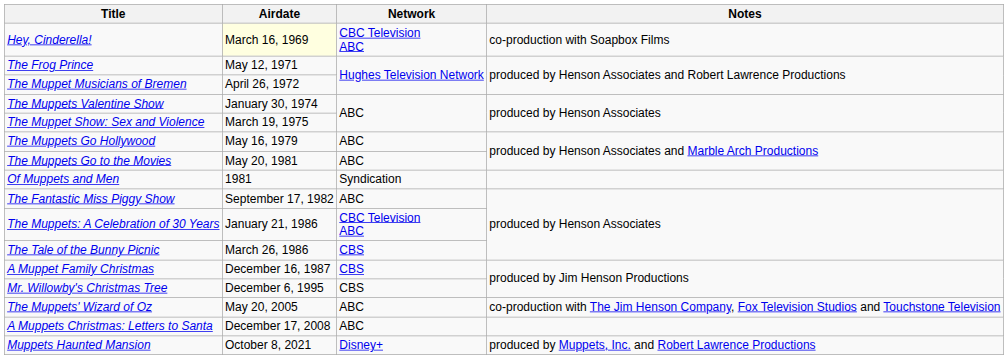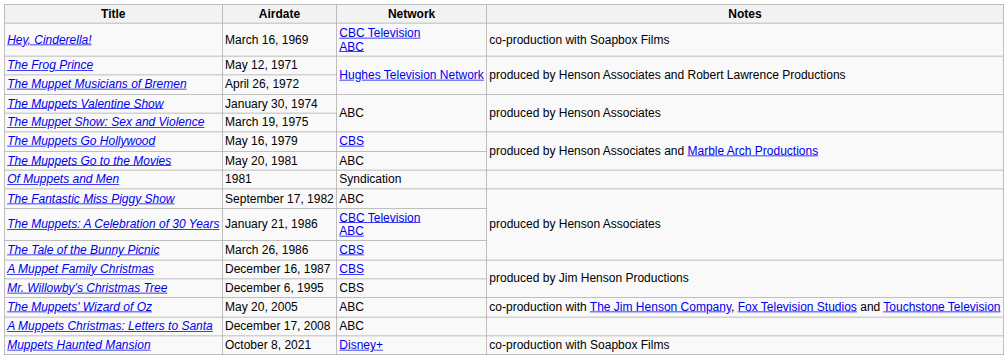(267, 39) lightyellow background -> (267, 39) no background
(352, 141) ABC -> (352, 141) CBS
(652, 345) produced by Muppets, Inc. and Robert Lawrence Productions -> (579, 345) co-production with Soapbox Films
